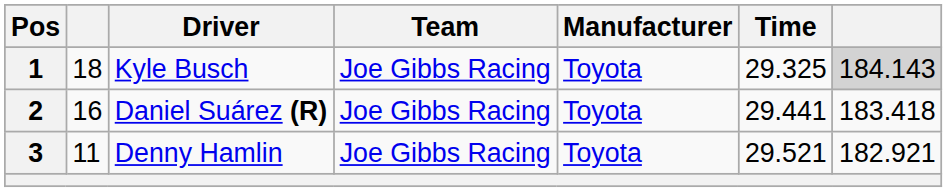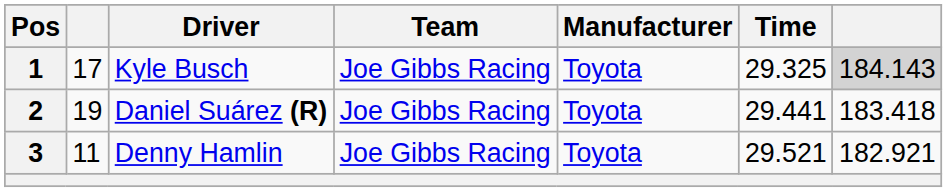(87, 69) 18 -> (87, 69) 17
(87, 111) 16 -> (87, 111) 19
